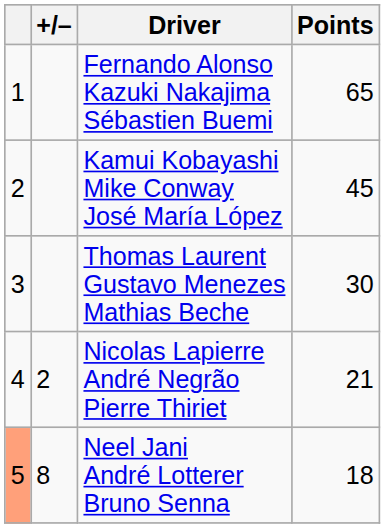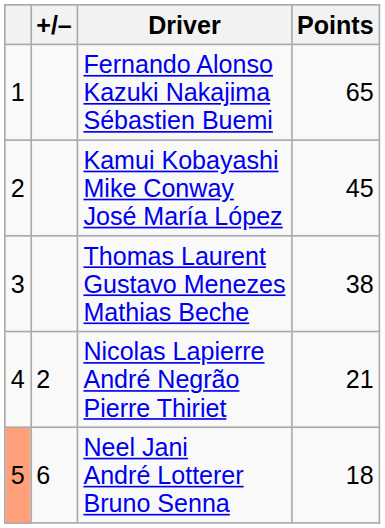(360, 284) 30 -> (360, 284) 38
(43, 476) 8 -> (43, 476) 6
